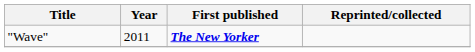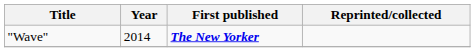(137, 36) 2011 -> (137, 36) 2014
